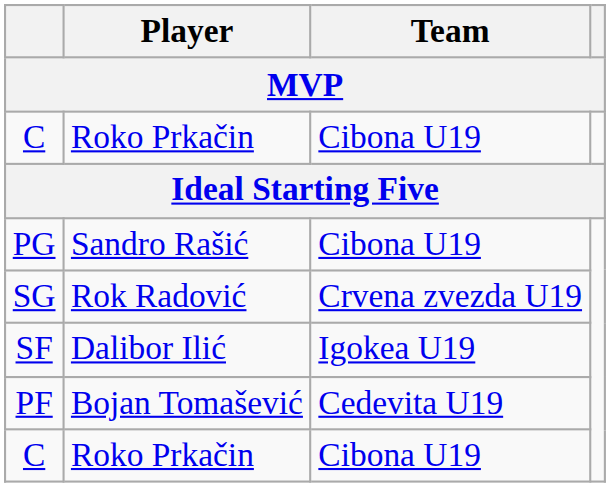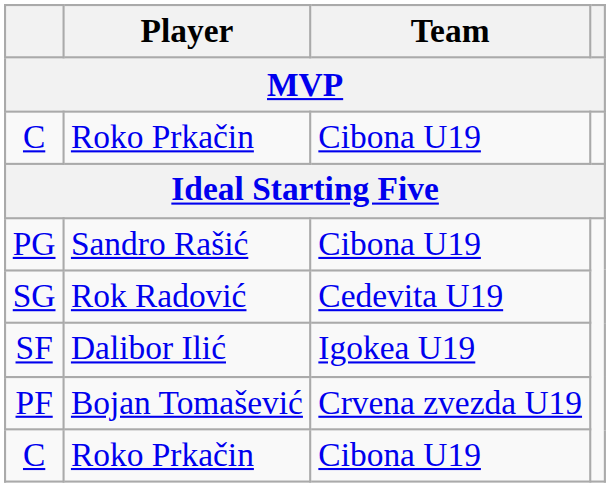(450, 296) Crvena zvezda U19 -> (411, 296) Cedevita U19
(411, 402) Cedevita U19 -> (450, 402) Crvena zvezda U19
